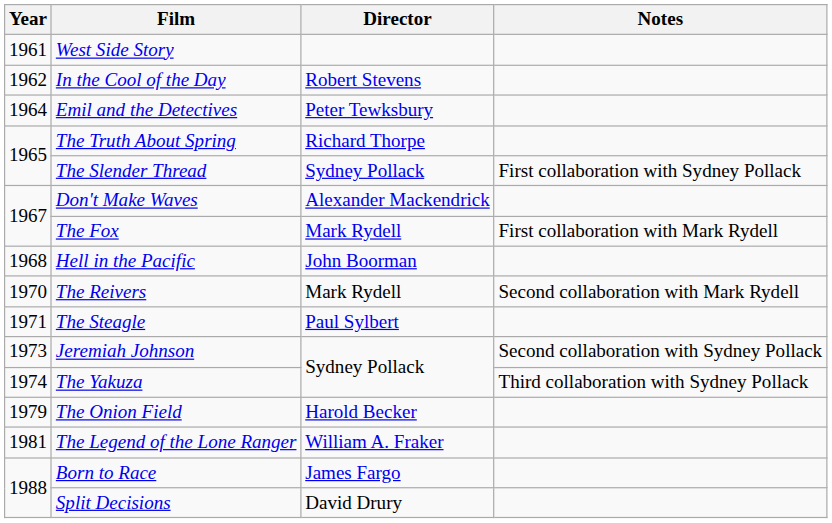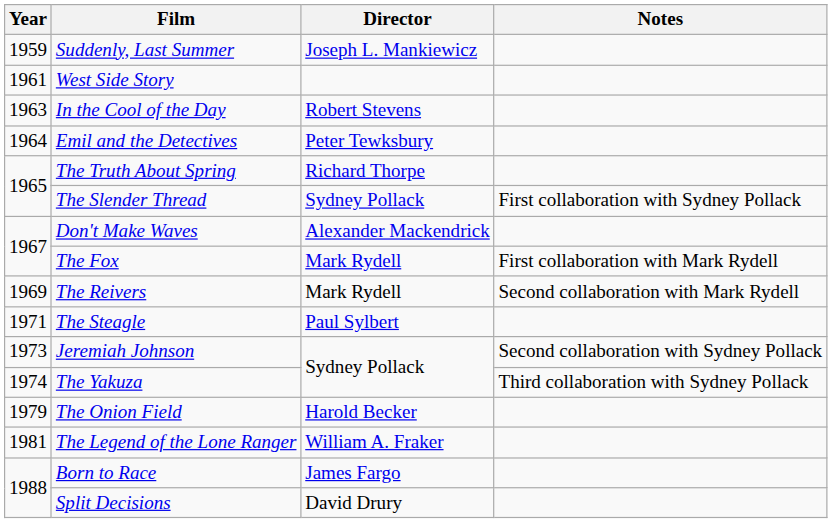+ row: (145, 49)
(28, 79) 1962 -> (28, 110) 1963
- row: (125, 261)
(28, 291) 1970 -> (28, 291) 1969
